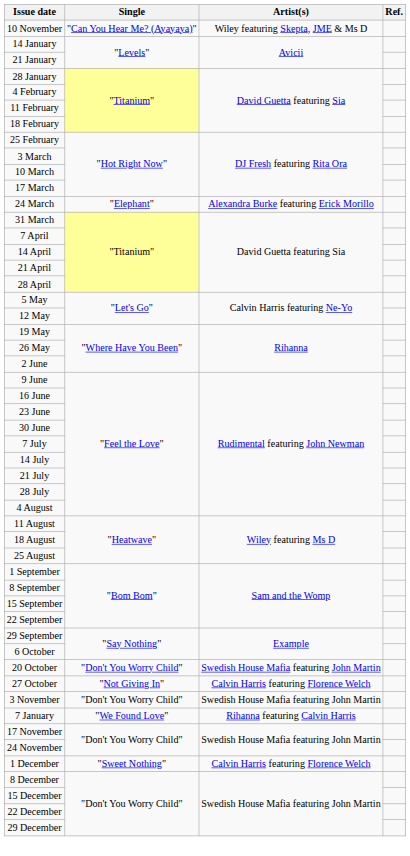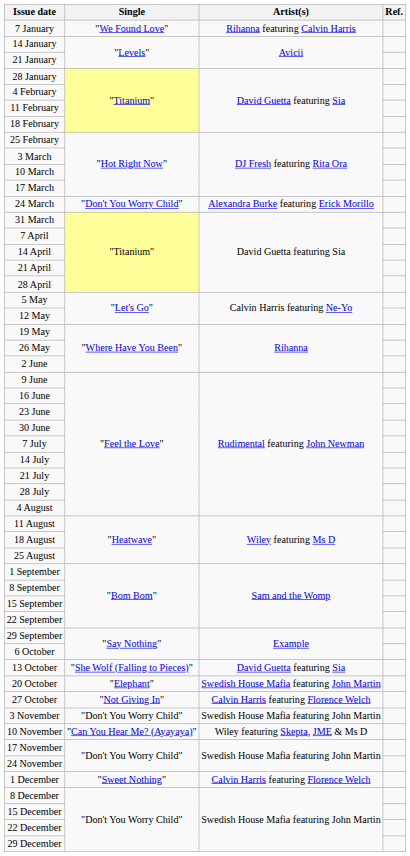rows swapped: (34, 715) <-> (34, 28)
(132, 204) "Elephant" -> (132, 204) "Don't You Worry Child"
+ row: (34, 667)
(132, 667) "Don't You Worry Child" -> (132, 683) "Elephant"
